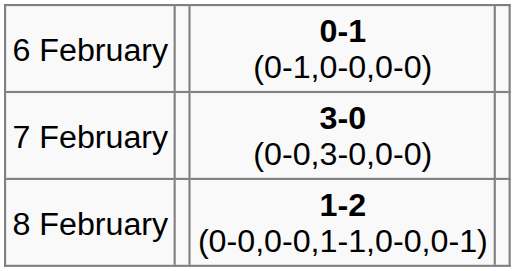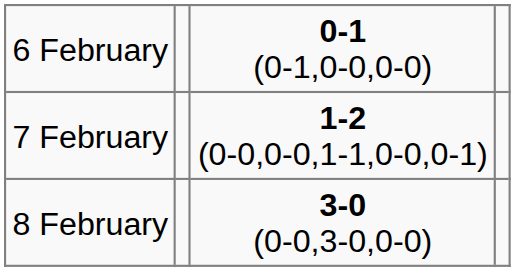(343, 135) 3-0 (0-0,3-0,0-0) -> (343, 135) 1-2 (0-0,0-0,1-1,0-0,0-1)
(343, 222) 1-2 (0-0,0-0,1-1,0-0,0-1) -> (343, 222) 3-0 (0-0,3-0,0-0)
